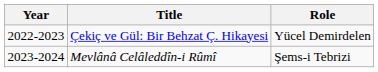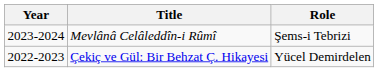rows swapped: (169, 35) <-> (143, 56)
